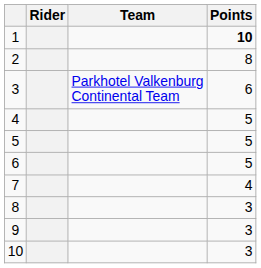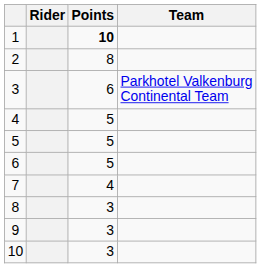columns swapped: (138, 15) <-> (231, 15)
